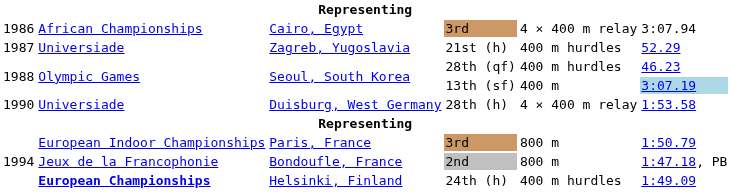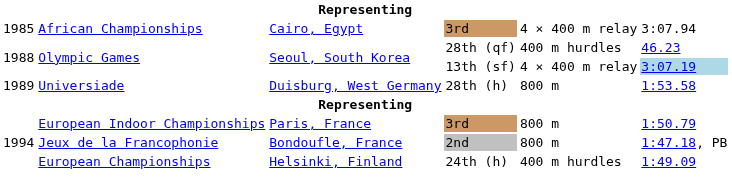(19, 28) 1986 -> (19, 28) 1985
- row: (340, 48)
(540, 86) 400 m -> (579, 66) 4 × 400 m relay
(19, 104) 1990 -> (19, 86) 1989
(579, 104) 4 × 400 m relay -> (540, 86) 800 m
(124, 180) bold -> (124, 162) normal
